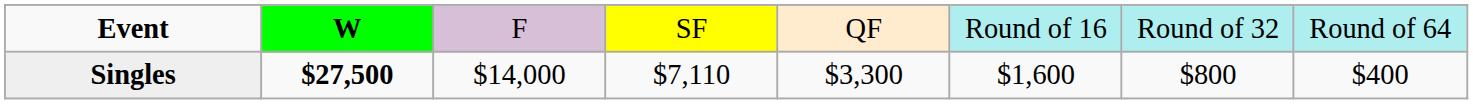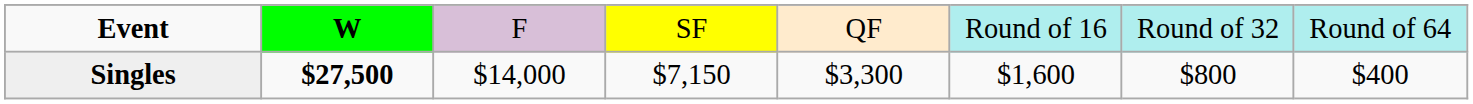(692, 74) $7,110 -> (692, 74) $7,150
